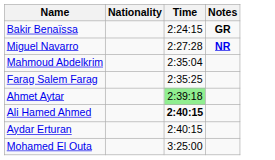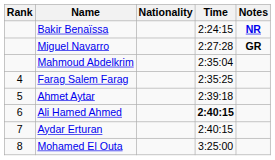+ column: (20, 12)
(223, 29) GR -> (253, 29) NR
(223, 46) NR -> (253, 46) GR
(185, 96) lightgreen background -> (216, 96) no background
